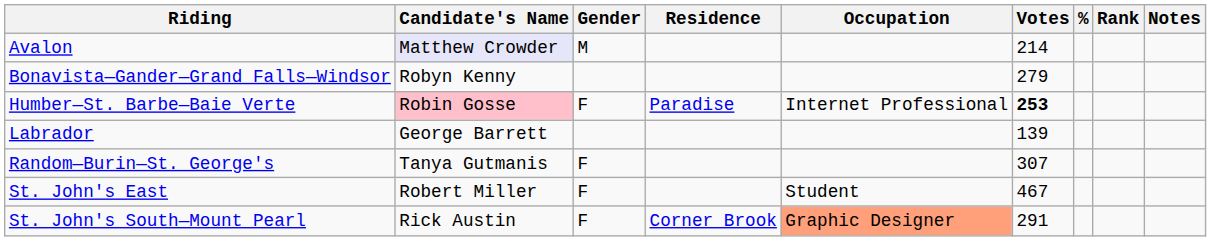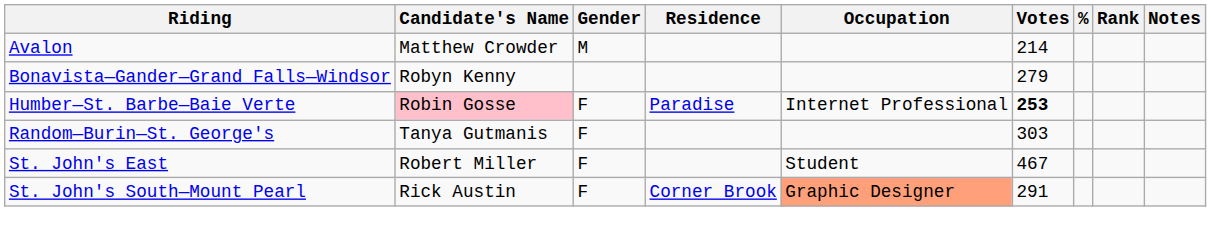(479, 48) lavender background -> (479, 48) no background
- row: (51, 134)
(1032, 163) 307 -> (1032, 134) 303
